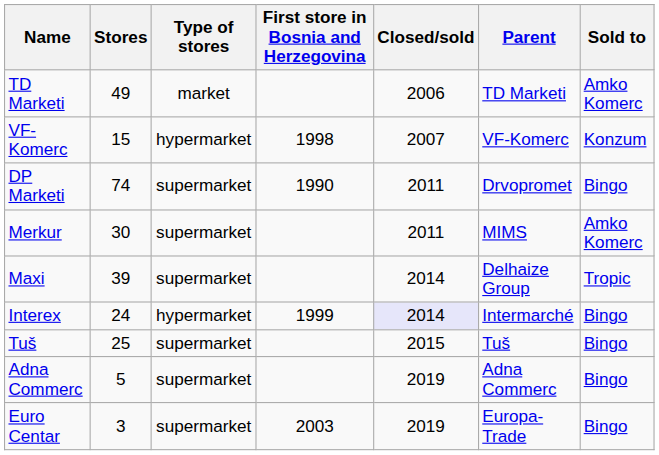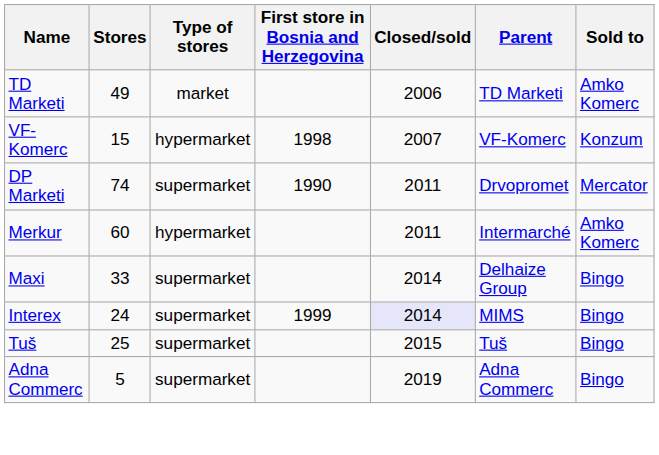(606, 186) Bingo -> (614, 186) Mercator
(121, 232) 30 -> (120, 232) 60
(204, 232) supermarket -> (203, 232) hypermarket
(505, 232) MIMS -> (525, 232) Intermarché
(121, 279) 39 -> (120, 279) 33
(607, 279) Tropic -> (602, 279) Bingo
(204, 315) hypermarket -> (203, 315) supermarket
(528, 315) Intermarché -> (502, 315) MIMS
- row: (34, 426)
